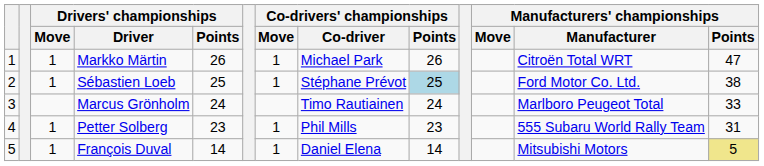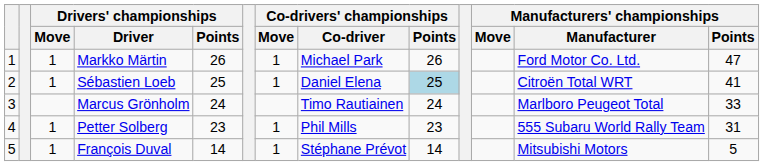(575, 60) Citroën Total WRT -> (579, 60) Ford Motor Co. Ltd.
(354, 82) Stéphane Prévot -> (341, 82) Daniel Elena
(579, 82) Ford Motor Co. Ltd. -> (575, 82) Citroën Total WRT
(733, 82) 38 -> (733, 82) 41
(341, 149) Daniel Elena -> (354, 149) Stéphane Prévot
(733, 149) khaki background -> (733, 149) no background
